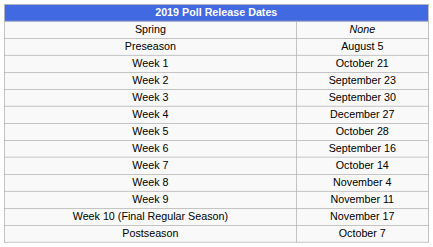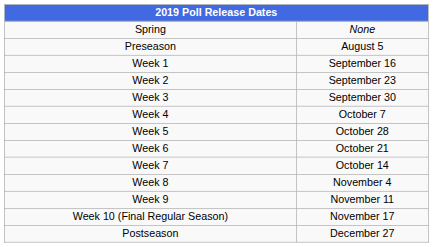(362, 64) October 21 -> (362, 64) September 16
(362, 115) December 27 -> (362, 115) October 7
(362, 149) September 16 -> (362, 149) October 21
(362, 234) October 7 -> (362, 234) December 27
